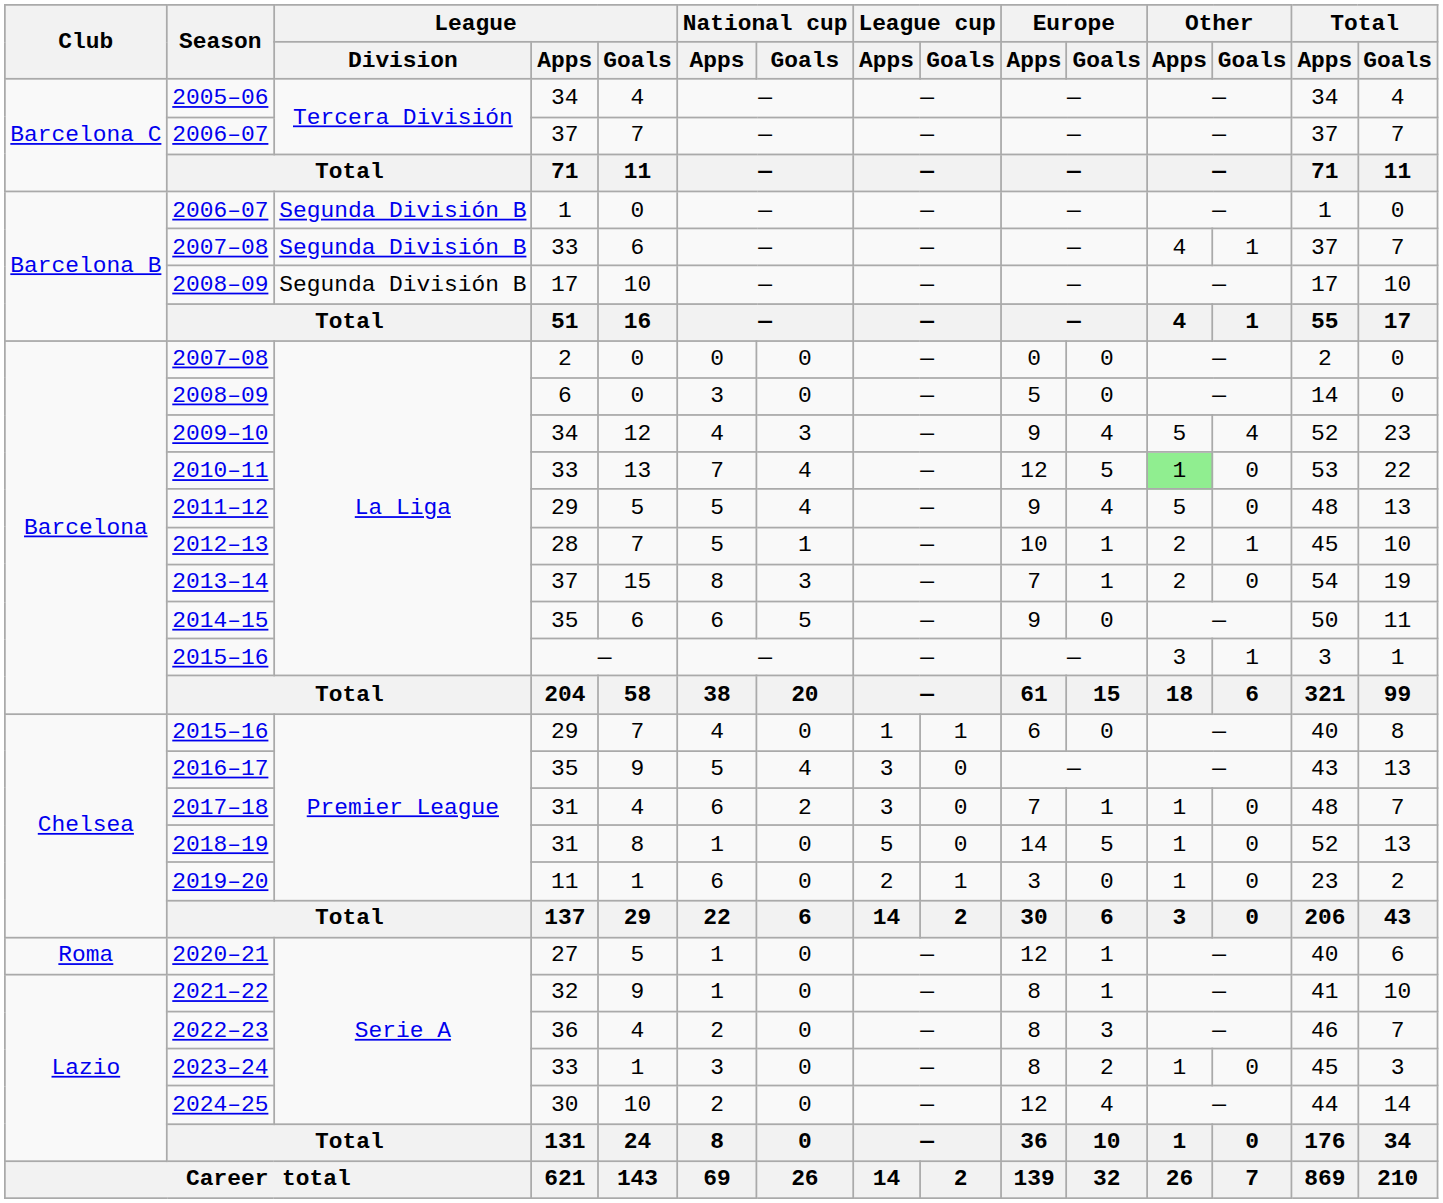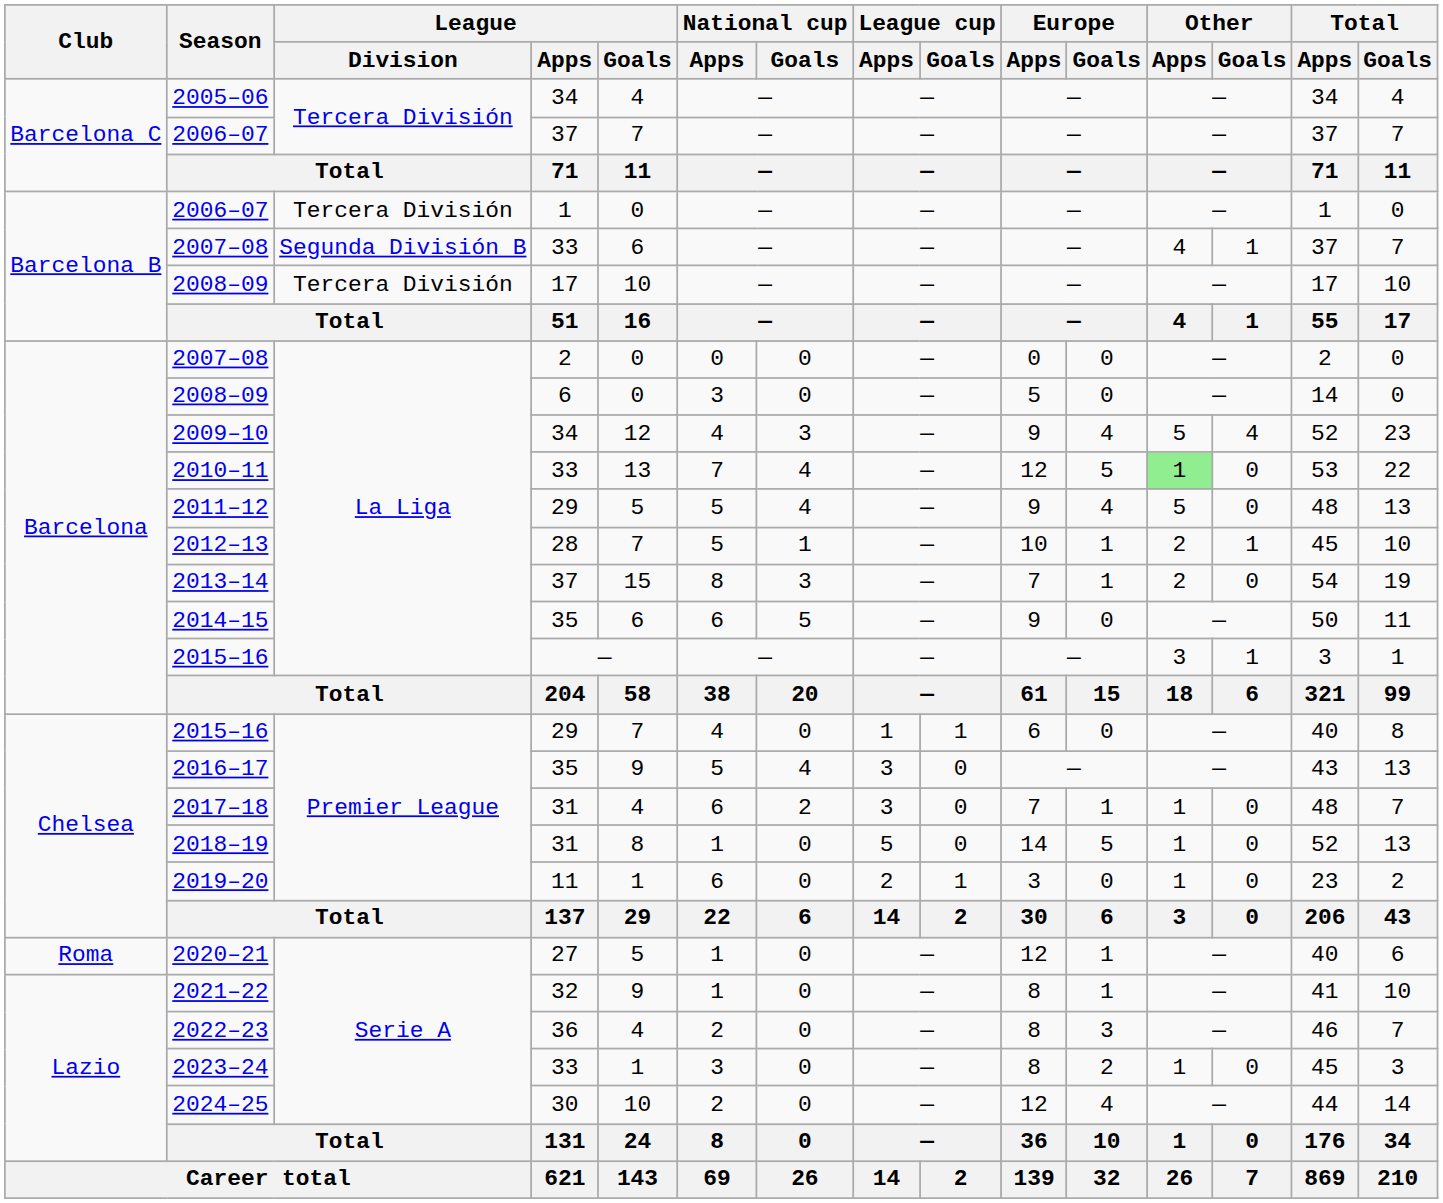(403, 210) Segunda División B -> (403, 210) Tercera División
(403, 285) Segunda División B -> (403, 285) Tercera División
